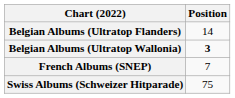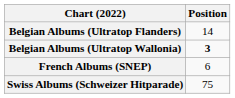(208, 66) 7 -> (208, 66) 6
